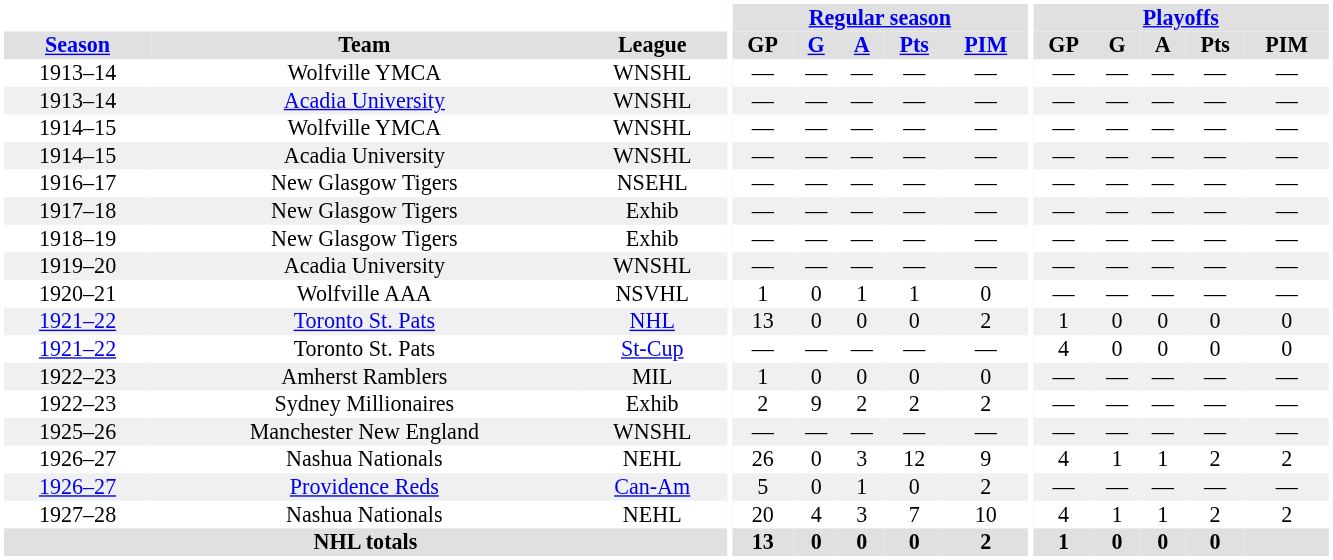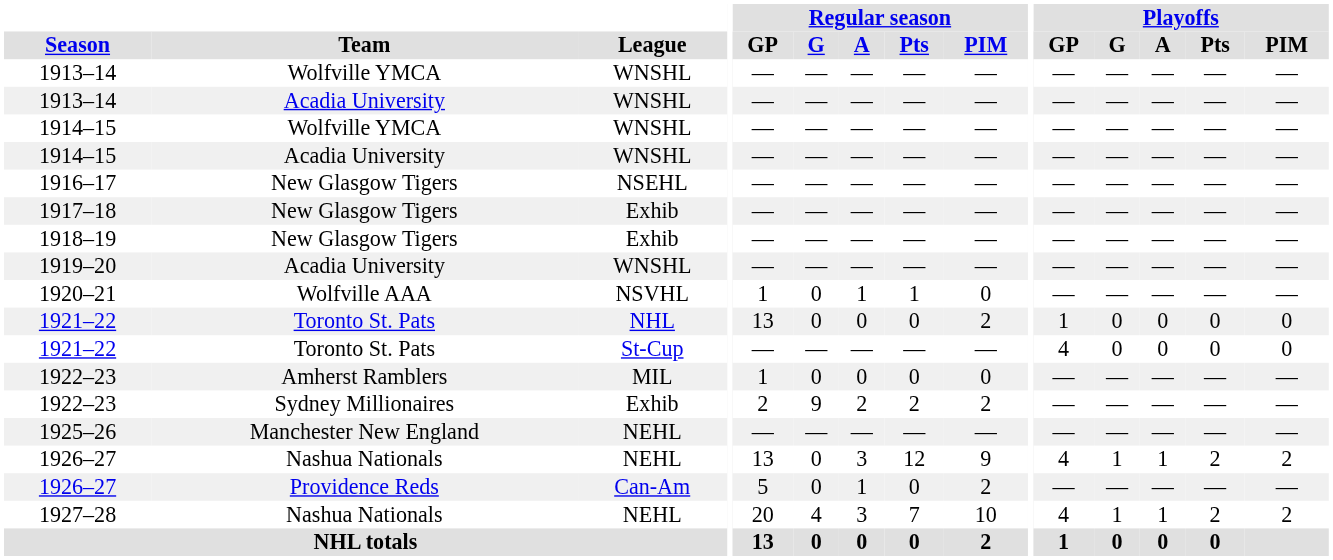(652, 431) WNSHL -> (652, 431) NEHL
(763, 459) 26 -> (763, 459) 13
